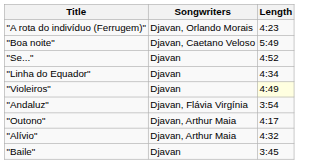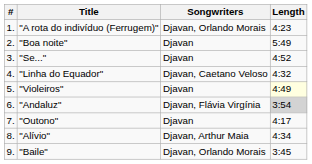+ column: (11, 12)
(203, 43) Djavan, Caetano Veloso -> (178, 43) Djavan
(166, 74) Djavan -> (215, 74) Djavan, Caetano Veloso
(269, 74) 4:34 -> (282, 74) 4:32
(269, 105) no background -> (282, 105) lightgrey background
(193, 120) Djavan, Arthur Maia -> (178, 120) Djavan
(269, 136) 4:32 -> (282, 136) 4:34
(166, 151) Djavan -> (214, 151) Djavan, Orlando Morais
